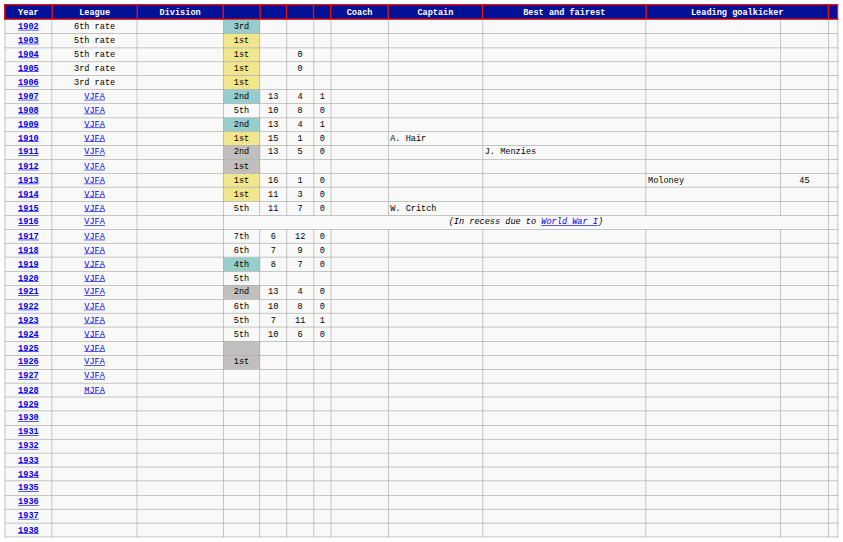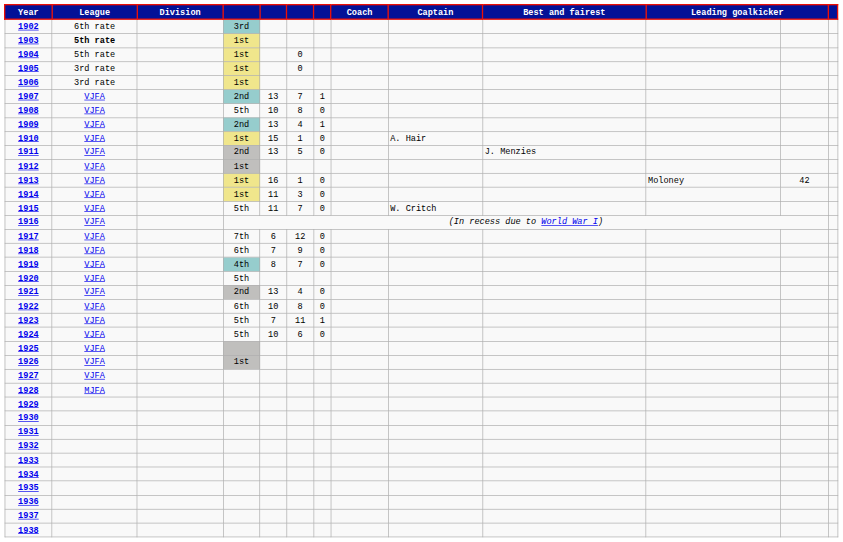(95, 41) normal -> (95, 41) bold
(300, 97) 4 -> (300, 97) 7
(805, 180) 45 -> (805, 180) 42
